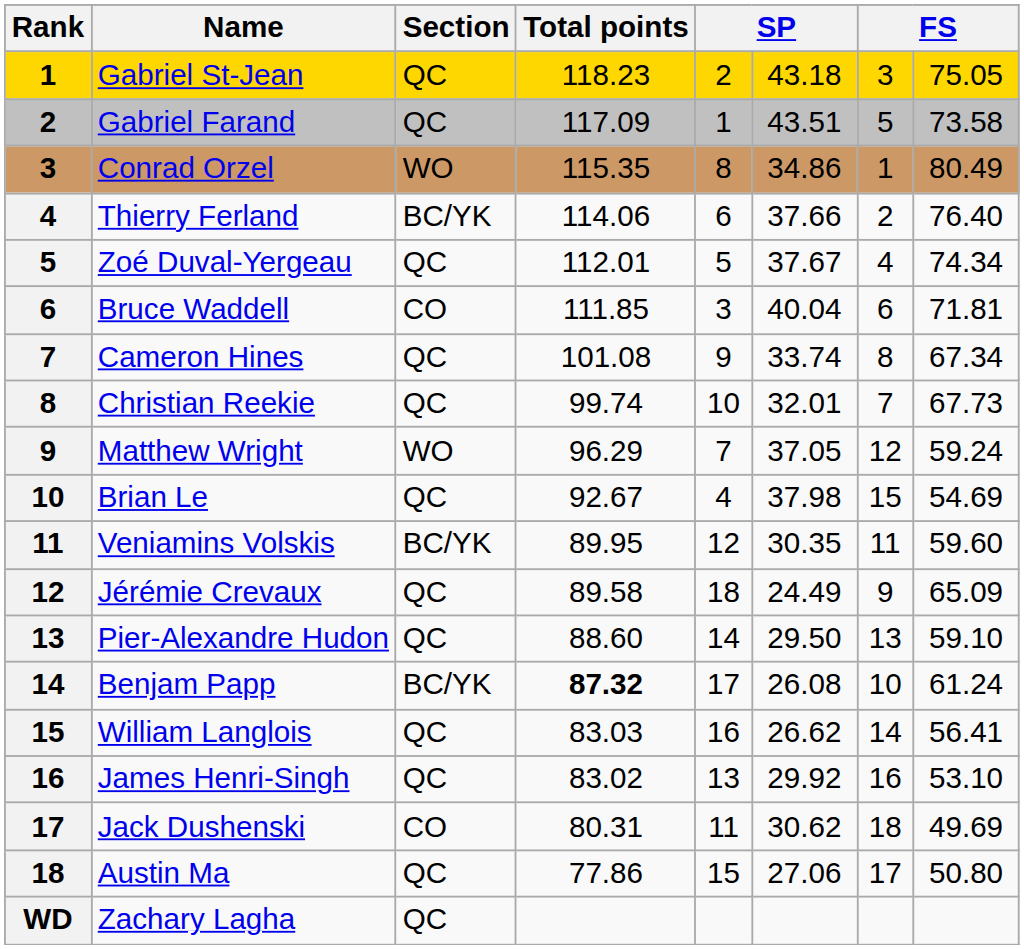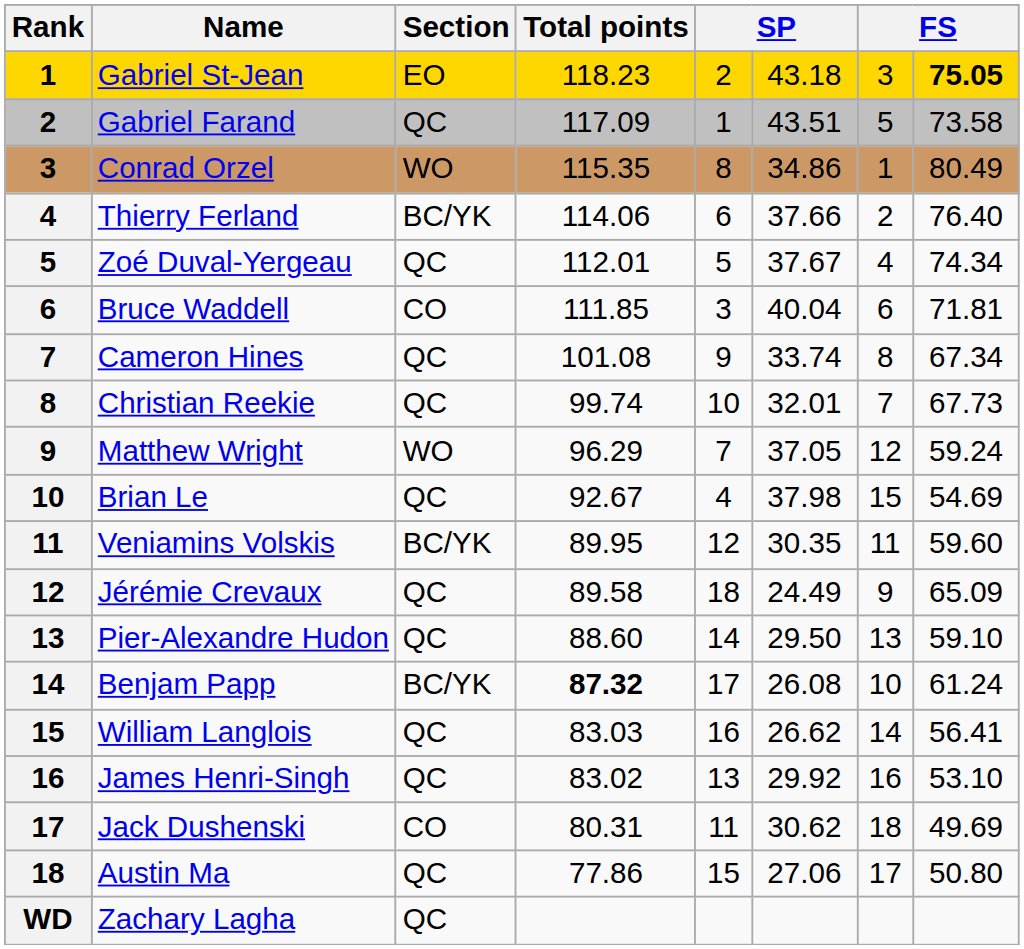(425, 74) QC -> (424, 74) EO
(966, 74) normal -> (966, 74) bold
